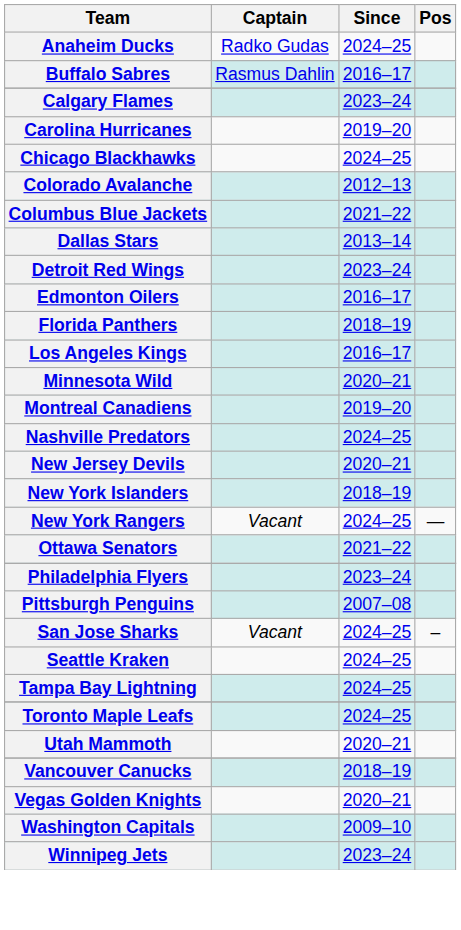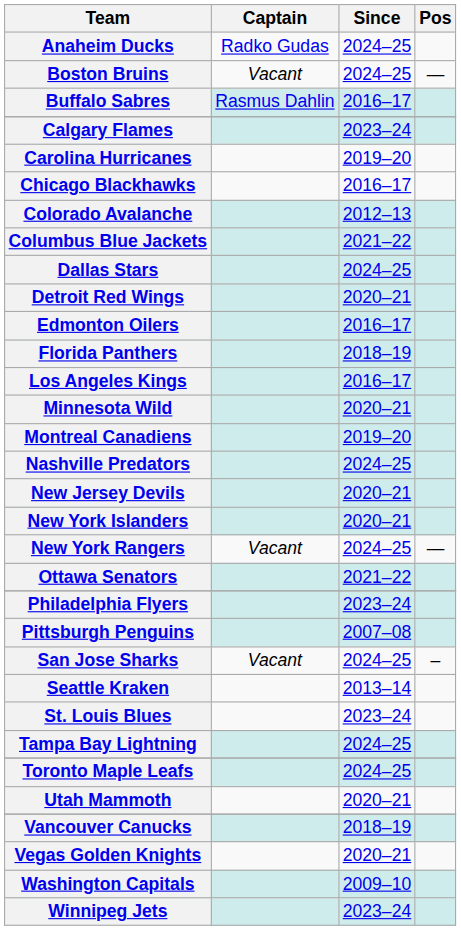+ row: (108, 74)
(377, 158) 2024–25 -> (377, 185) 2016–17
(377, 241) 2013–14 -> (377, 269) 2024–25
(377, 269) 2023–24 -> (377, 297) 2020–21
(377, 492) 2018–19 -> (377, 520) 2020–21
(377, 660) 2024–25 -> (377, 688) 2013–14
+ row: (108, 716)
